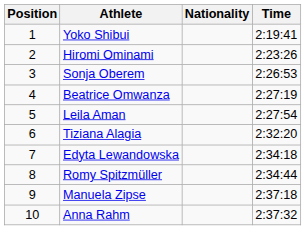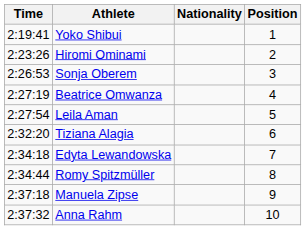columns swapped: (32, 14) <-> (276, 14)
